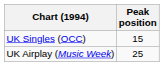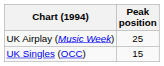rows swapped: (46, 38) <-> (60, 54)
